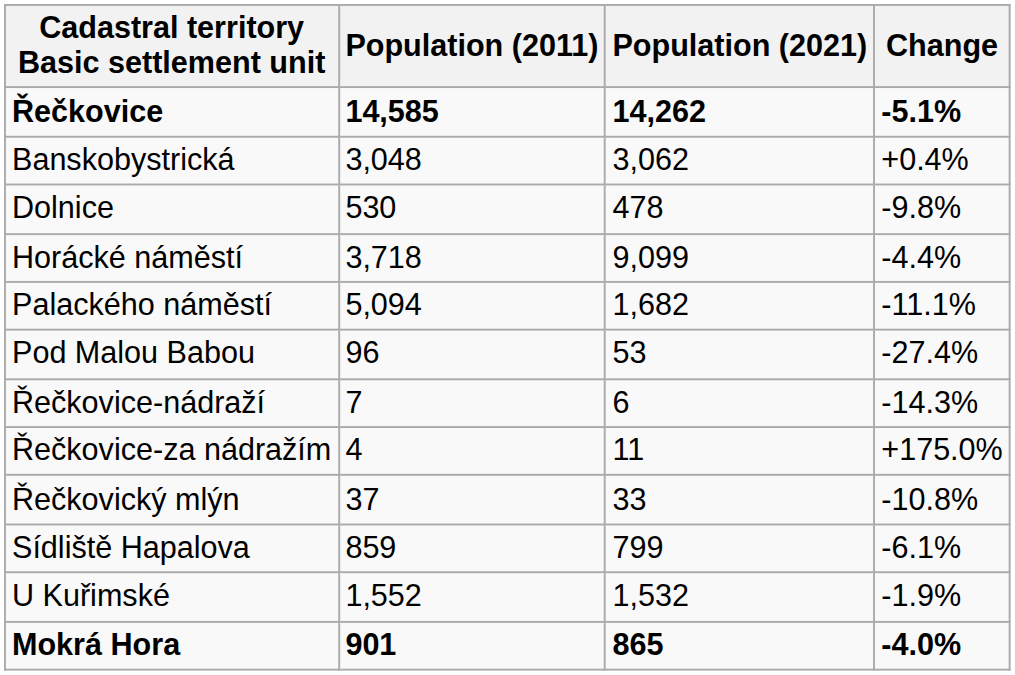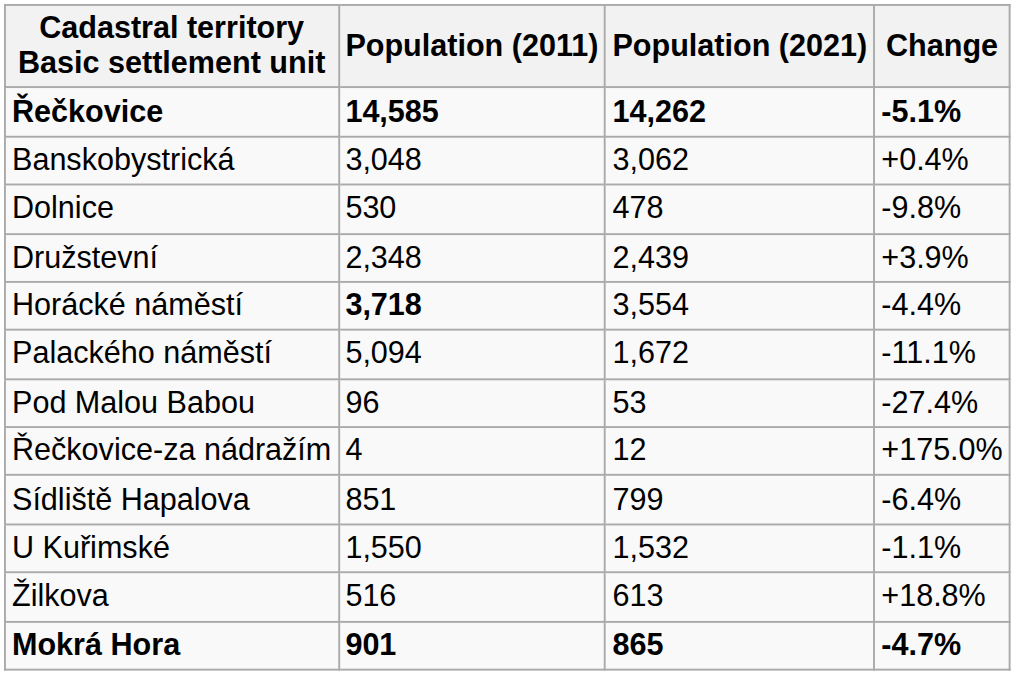+ row: (85, 256)
(384, 256) normal -> (384, 305) bold
(651, 256) 9,099 -> (651, 305) 3,554
(651, 305) 1,682 -> (651, 353) 1,672
- row: (139, 402)
(628, 450) 11 -> (629, 450) 12
- row: (126, 499)
(371, 547) 859 -> (371, 499) 851
(921, 547) -6.1% -> (921, 499) -6.4%
(384, 596) 1,552 -> (384, 547) 1,550
(921, 596) -1.9% -> (921, 547) -1.1%
+ row: (60, 596)
(921, 644) -4.0% -> (921, 644) -4.7%
